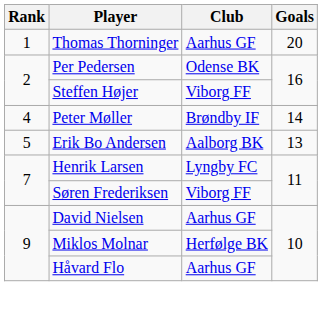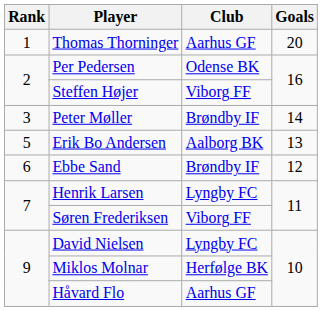(27, 117) 4 -> (27, 117) 3
+ row: (87, 167)
(221, 218) Aarhus GF -> (222, 243) Lyngby FC
